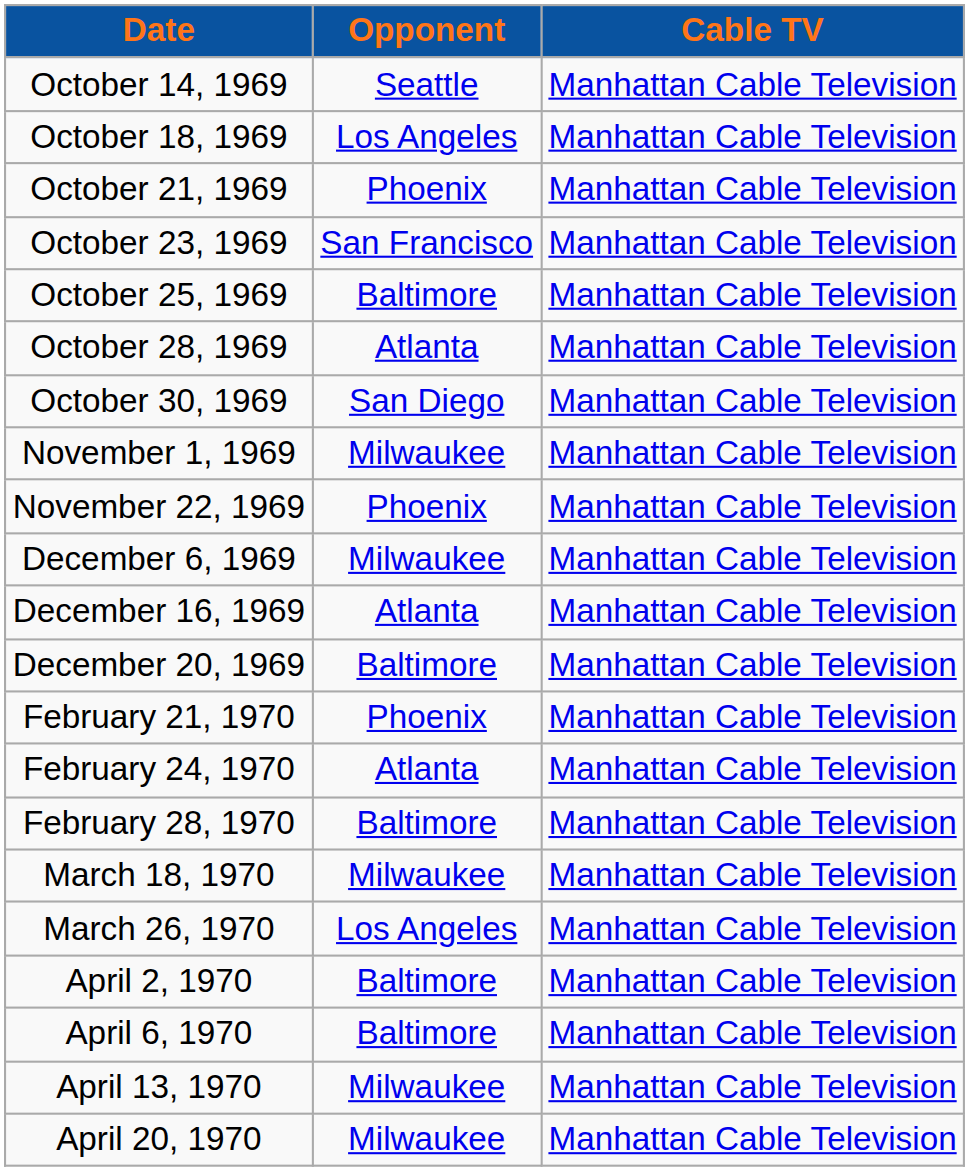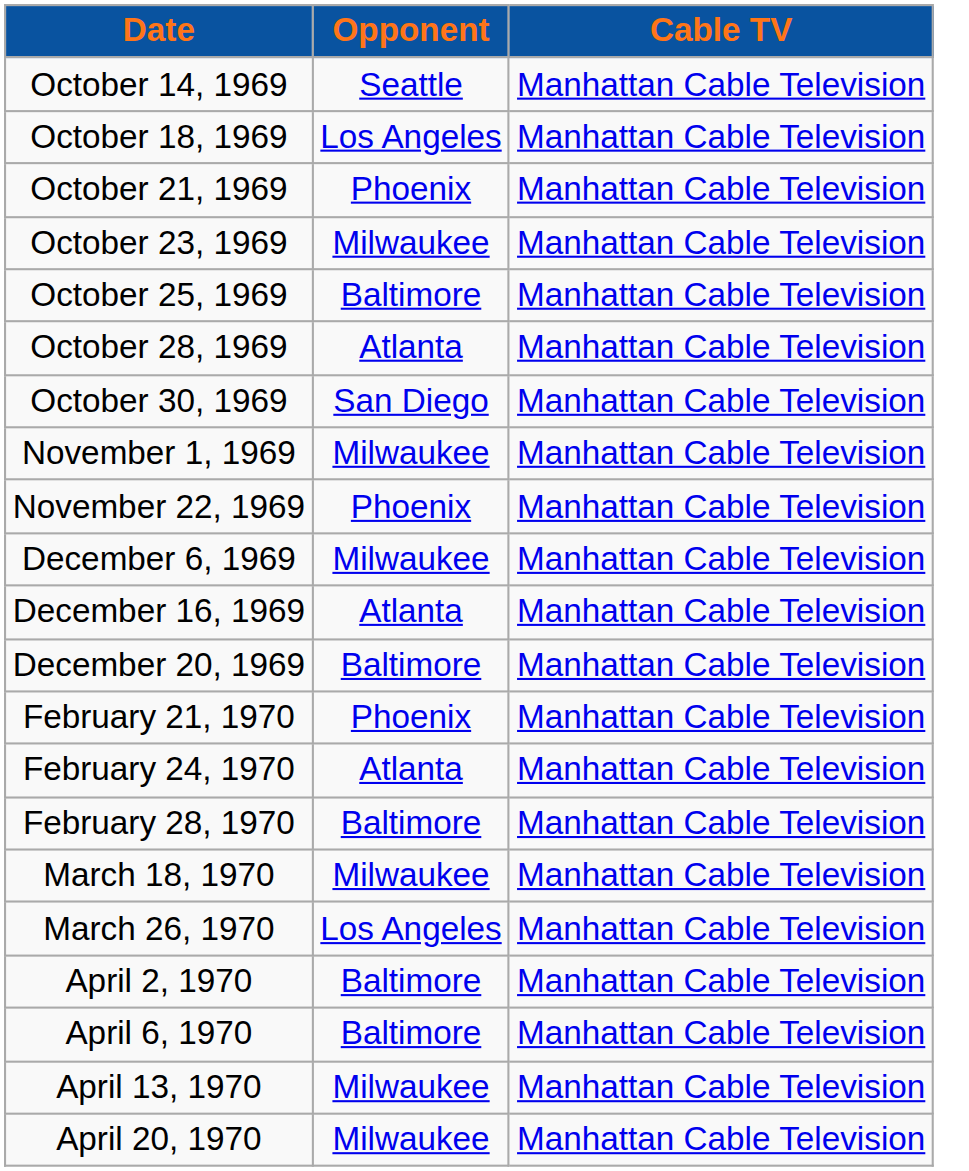(427, 242) San Francisco -> (411, 242) Milwaukee
